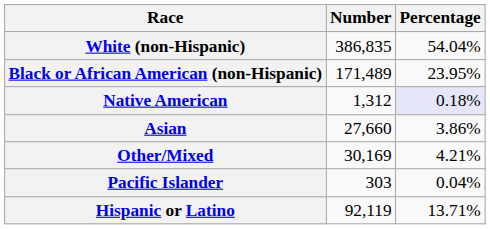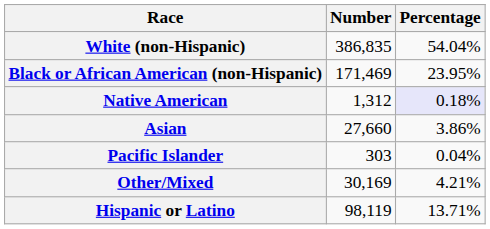(363, 73) 171,489 -> (363, 73) 171,469
rows swapped: (165, 182) <-> (165, 155)
(368, 210) 92,119 -> (368, 210) 98,119
